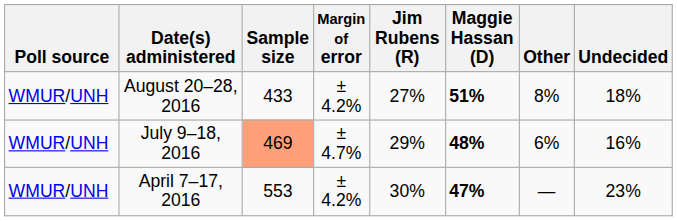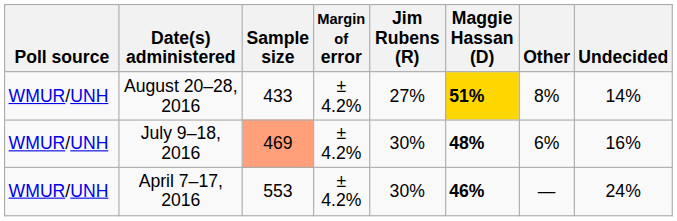(467, 95) no background -> (467, 95) gold background
(623, 95) 18% -> (623, 95) 14%
(341, 143) ± 4.7% -> (341, 143) ± 4.2%
(407, 143) 29% -> (407, 143) 30%
(467, 191) 47% -> (467, 191) 46%
(623, 191) 23% -> (623, 191) 24%
